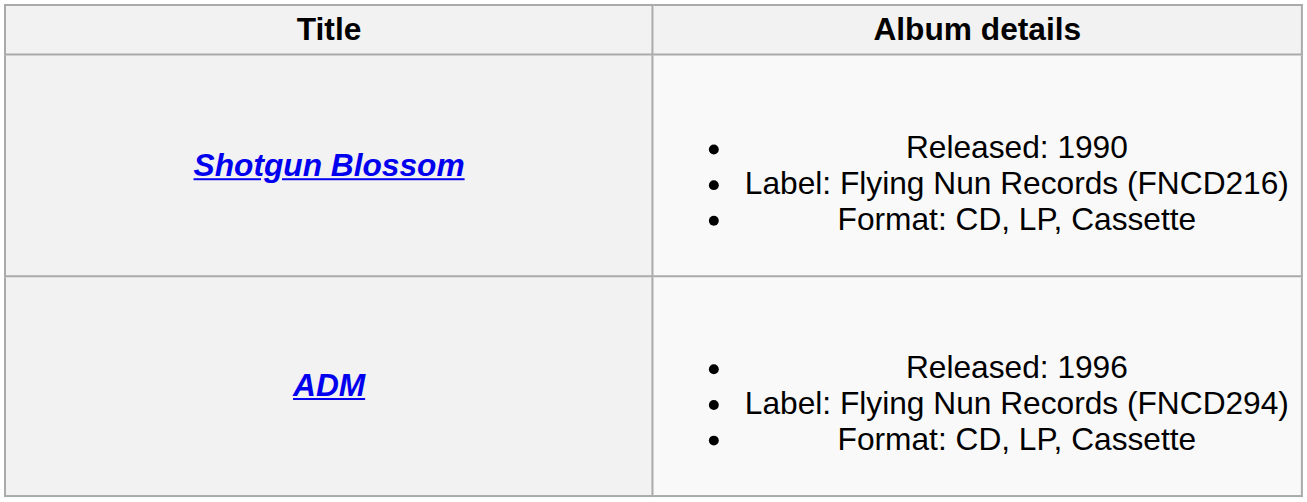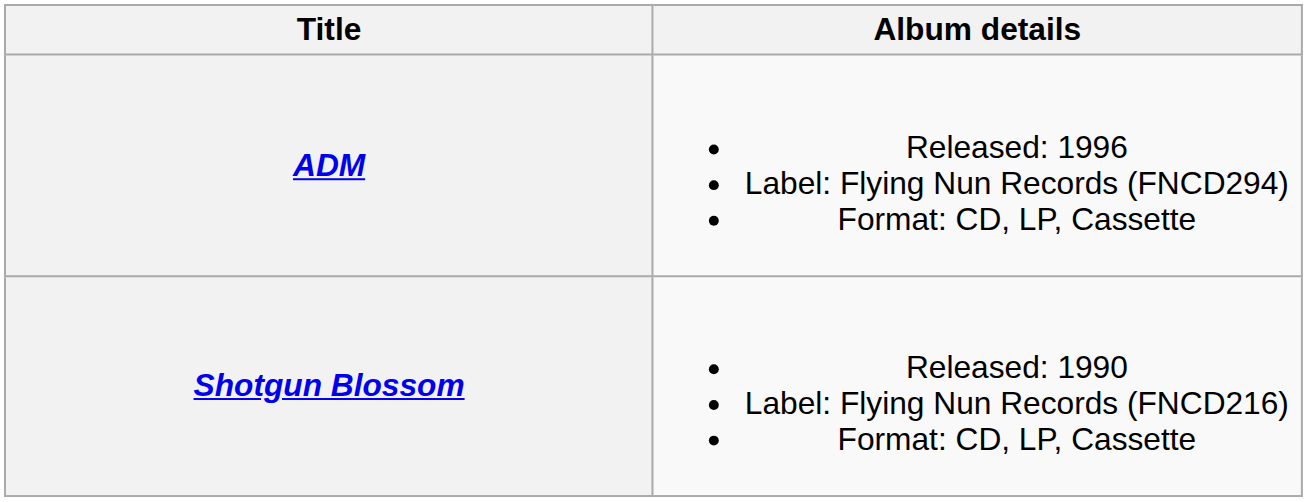rows swapped: (329, 165) <-> (329, 385)
